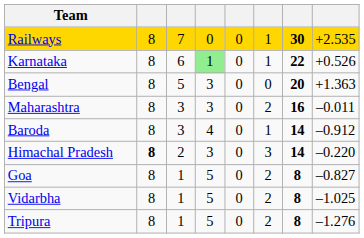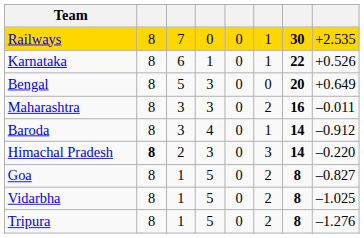(210, 61) lightgreen background -> (210, 61) no background
(335, 84) +1.363 -> (335, 84) +0.649
